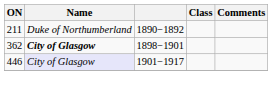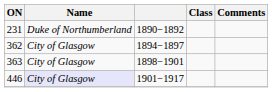(14, 29) 211 -> (15, 29) 231
+ row: (160, 45)
(15, 45) 362 -> (15, 62) 363
(61, 45) bold -> (61, 62) normal
